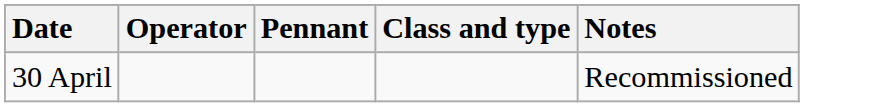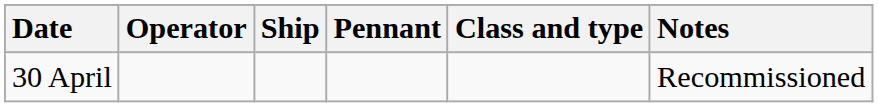+ column: (290, 28)
